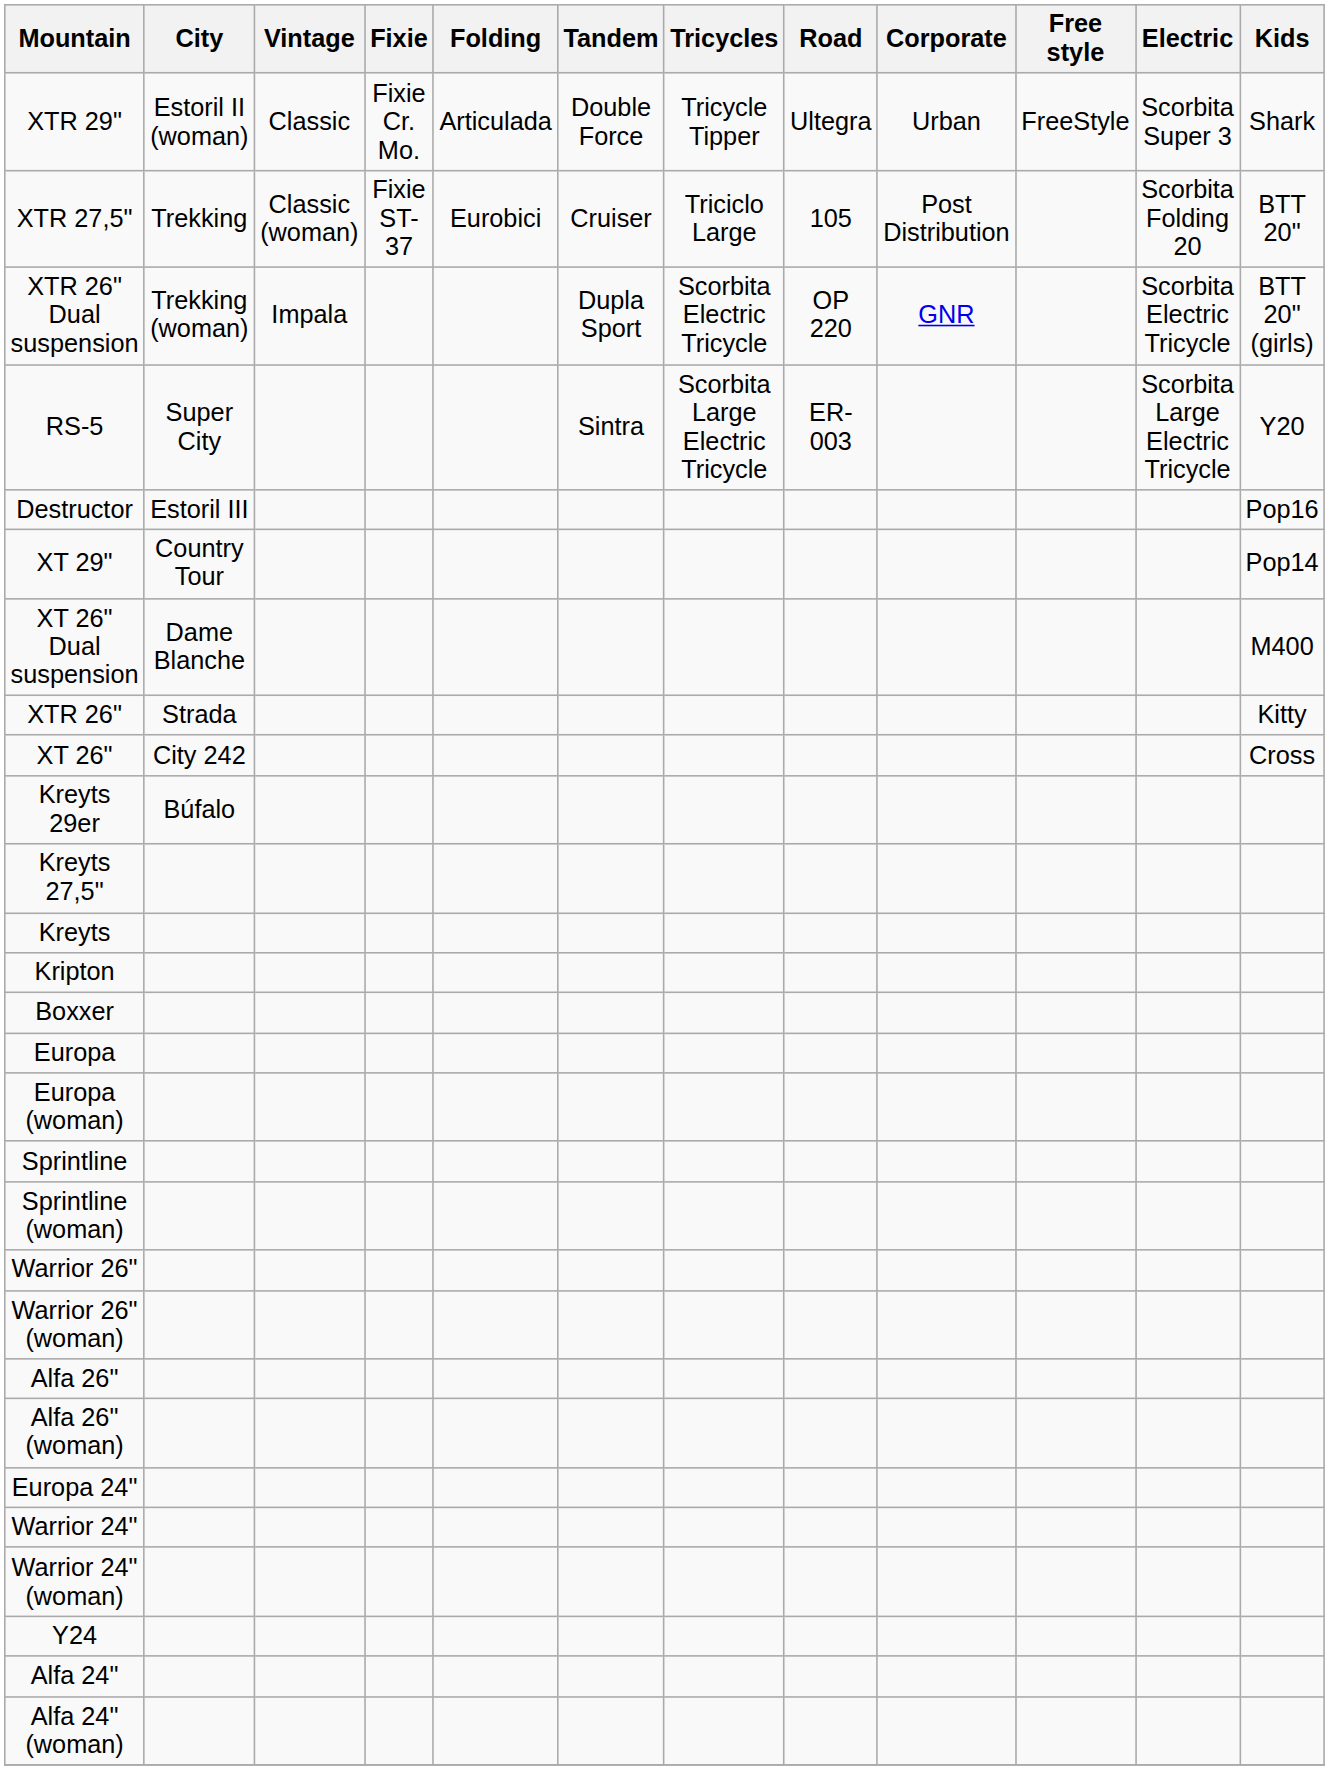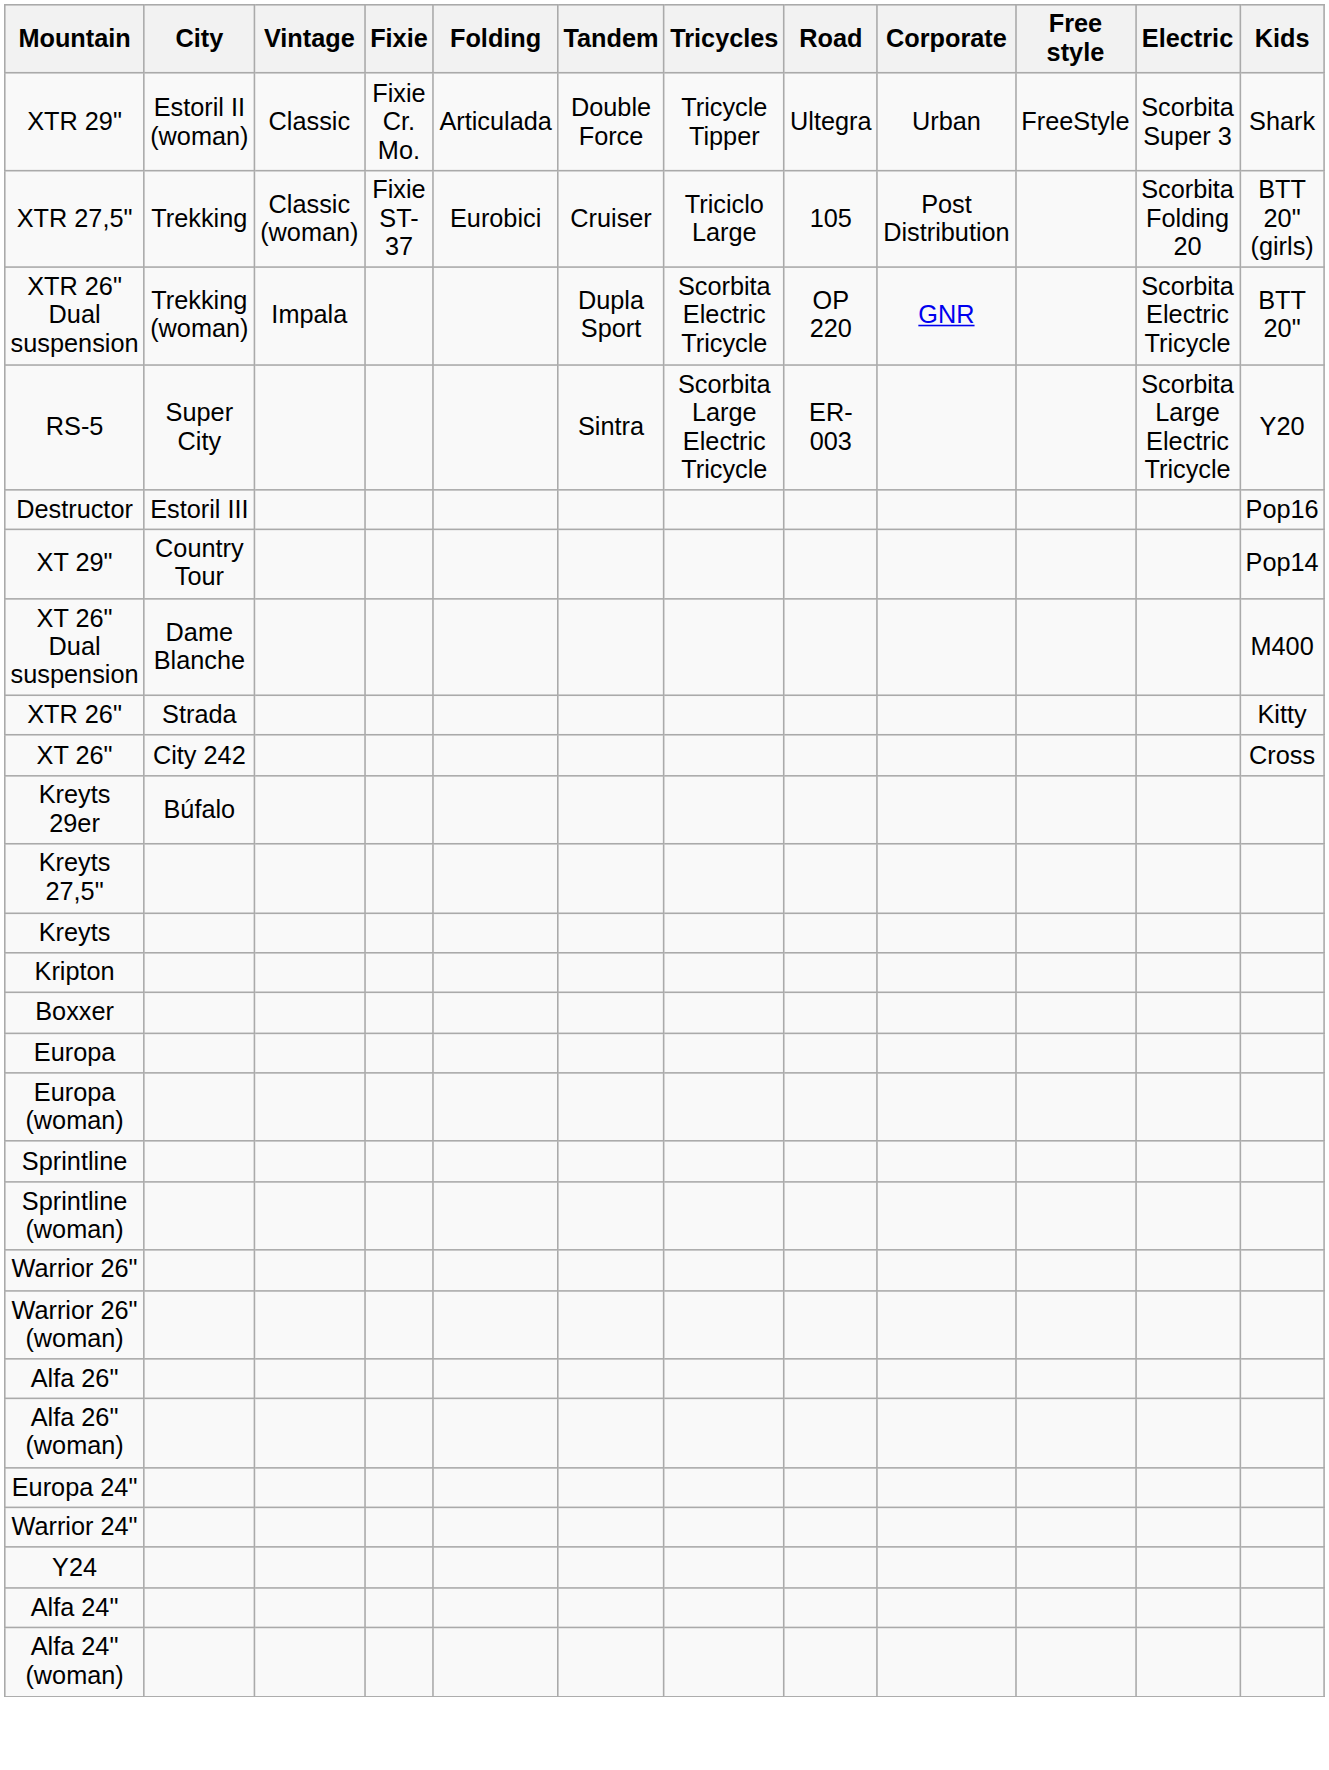(1282, 218) BTT 20" -> (1282, 218) BTT 20" (girls)
(1282, 315) BTT 20" (girls) -> (1282, 315) BTT 20"
- row: (75, 1581)
